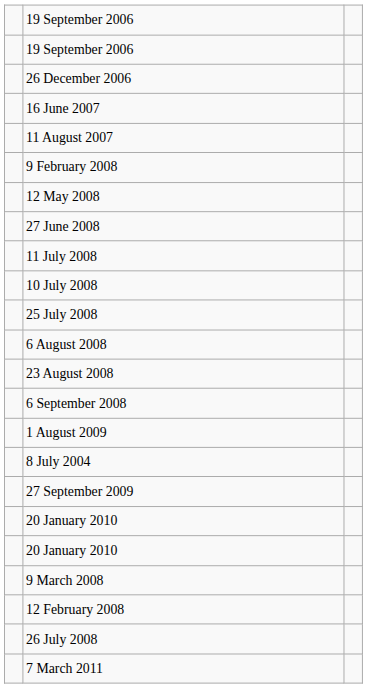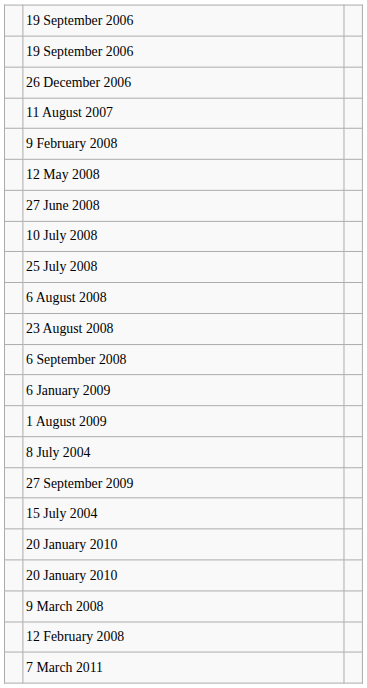- row: (14, 108)
- row: (14, 256)
+ row: (14, 390)
+ row: (14, 514)
- row: (14, 639)
